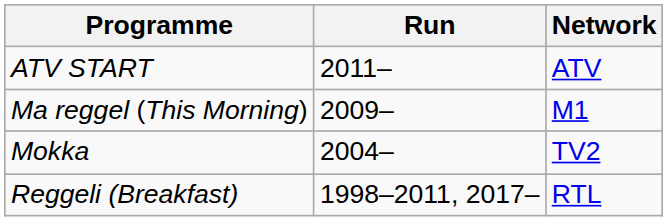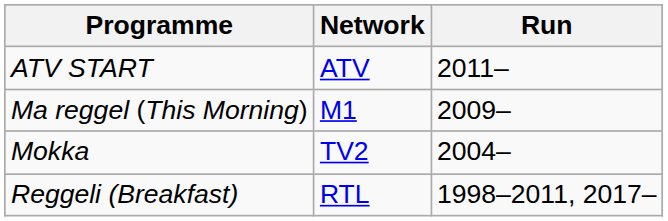columns swapped: (430, 25) <-> (604, 25)
